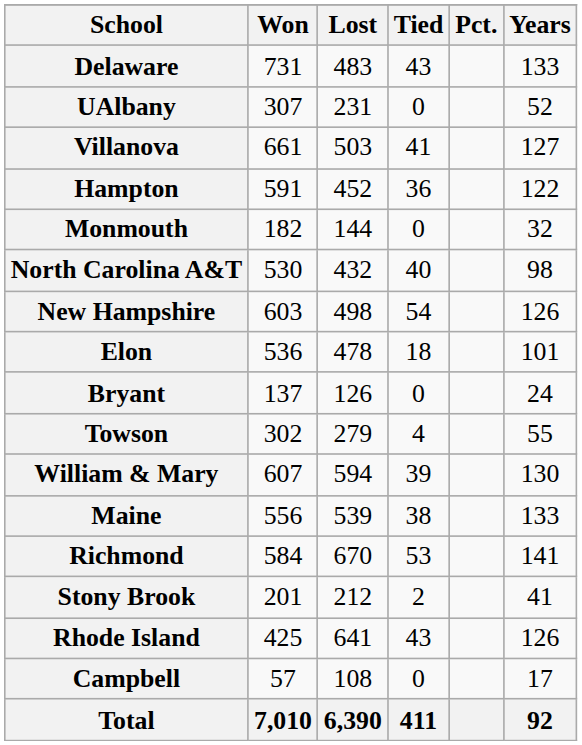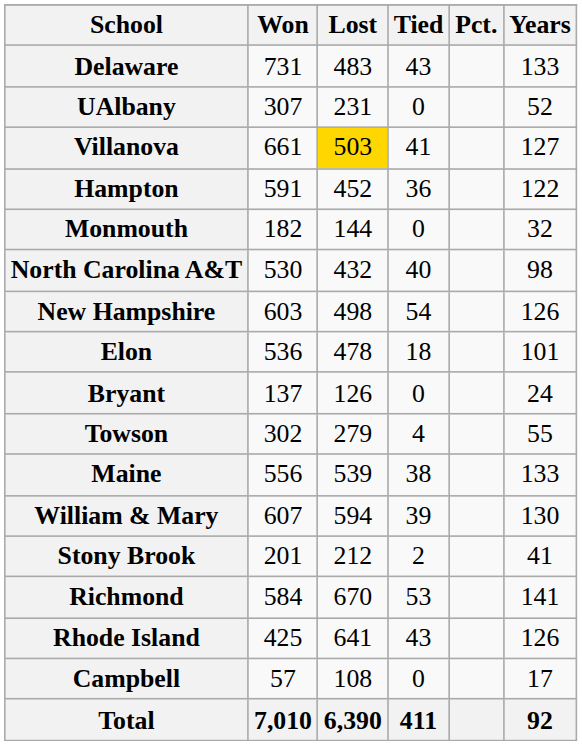(353, 147) no background -> (353, 147) gold background
rows swapped: (126, 515) <-> (126, 474)
rows swapped: (126, 596) <-> (126, 556)
